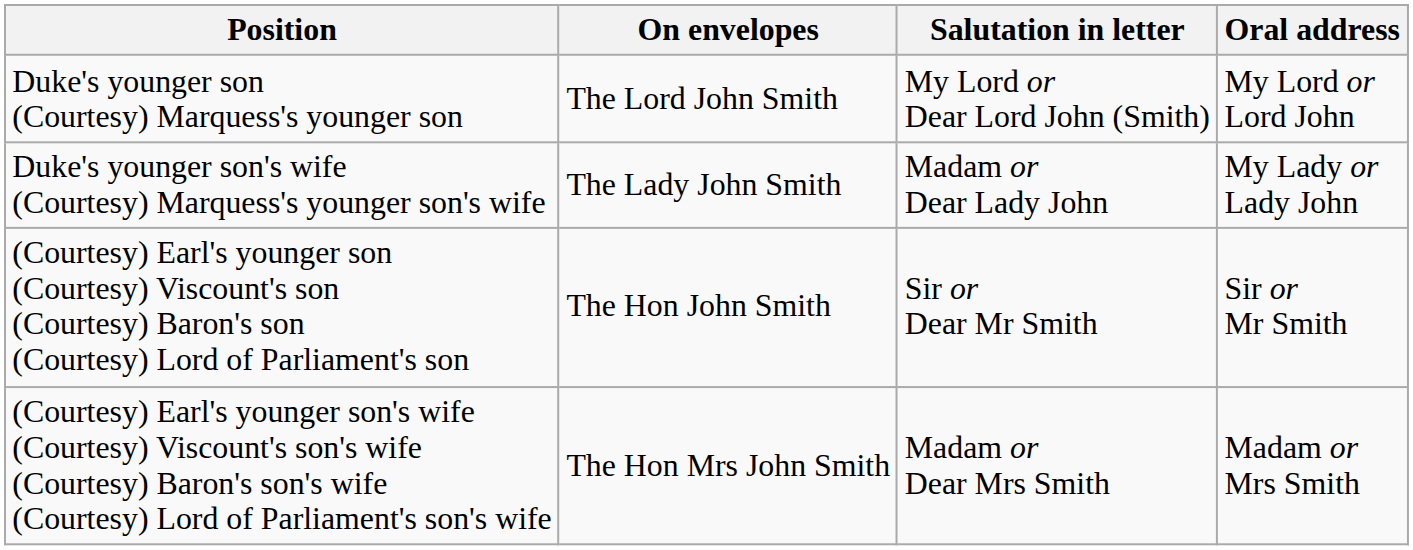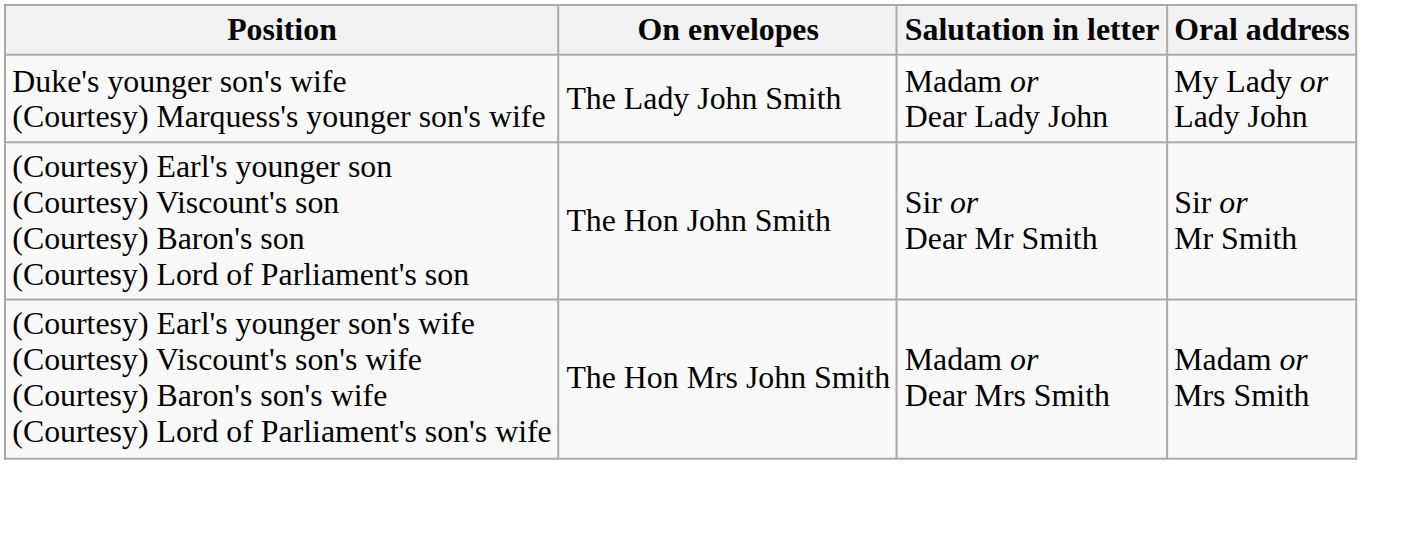- row: (238, 98)
